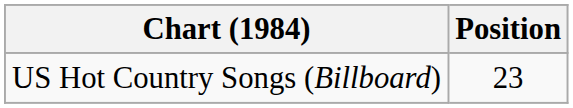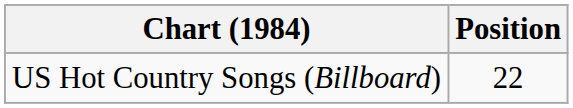(508, 77) 23 -> (508, 77) 22
